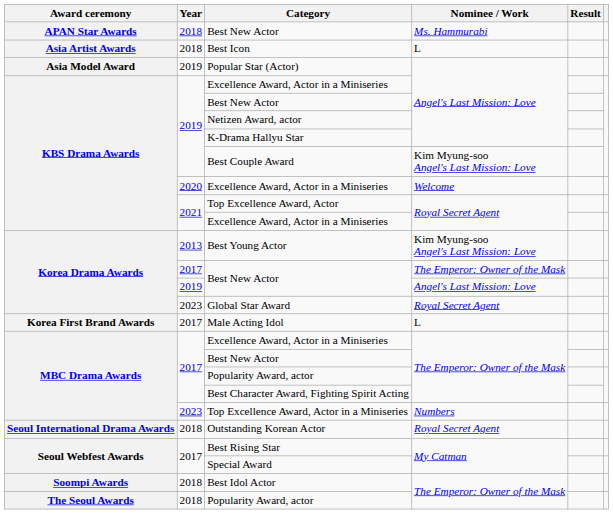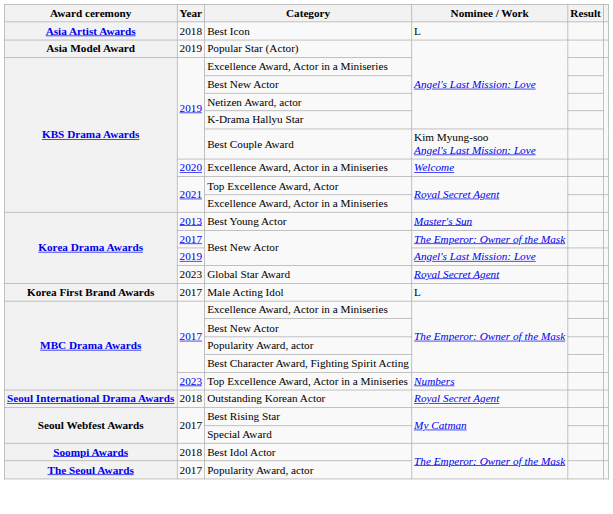- row: (91, 31)
(475, 245) Kim Myung-soo Angel's Last Mission: Love -> (443, 221) Master's Sun
(191, 500) 2018 -> (191, 470) 2017
